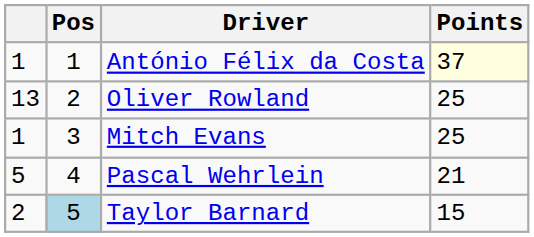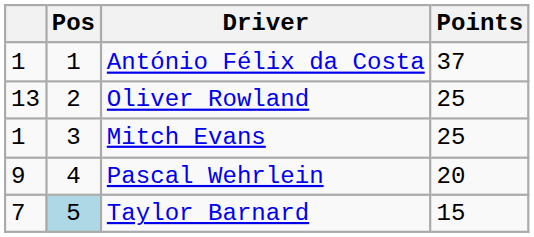(451, 62) lightyellow background -> (451, 62) no background
(18, 176) 5 -> (18, 176) 9
(451, 176) 21 -> (451, 176) 20
(18, 214) 2 -> (18, 214) 7
